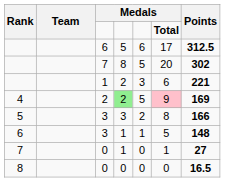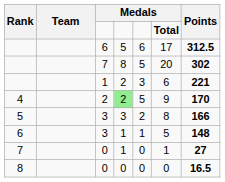(166, 99) pink background -> (166, 99) no background
(201, 99) 169 -> (201, 99) 170
